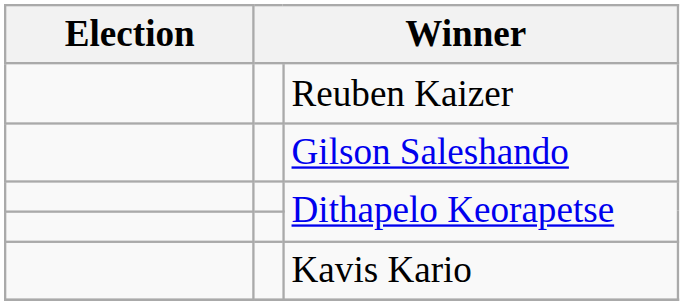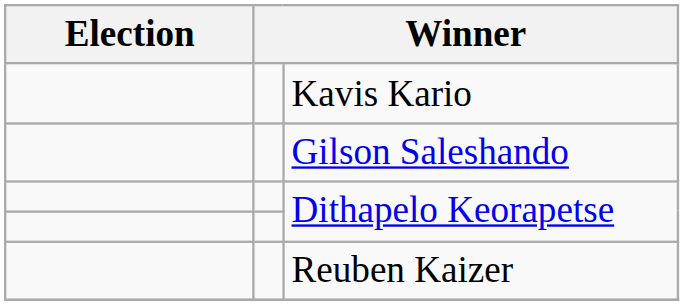rows swapped: (130, 270) <-> (130, 93)
